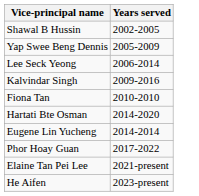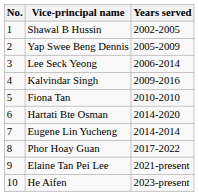+ column: (15, 13)
